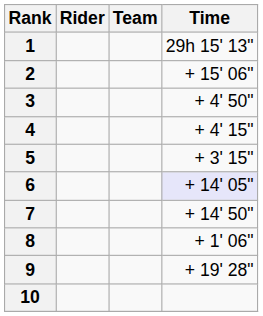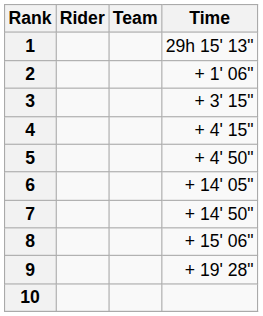(219, 74) + 15' 06" -> (224, 74) + 1' 06"
(224, 102) + 4' 50" -> (224, 102) + 3' 15"
(224, 158) + 3' 15" -> (224, 158) + 4' 50"
(219, 185) lavender background -> (219, 185) no background
(224, 241) + 1' 06" -> (219, 241) + 15' 06"
